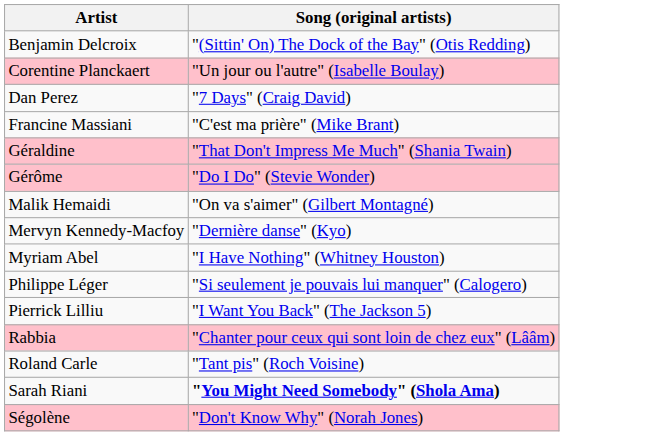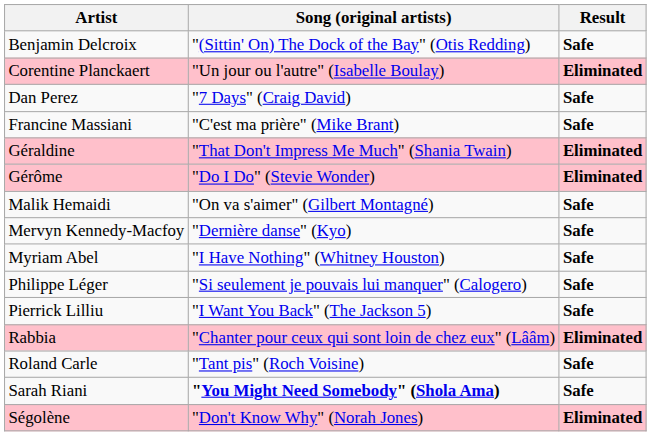+ column: (603, 17)
